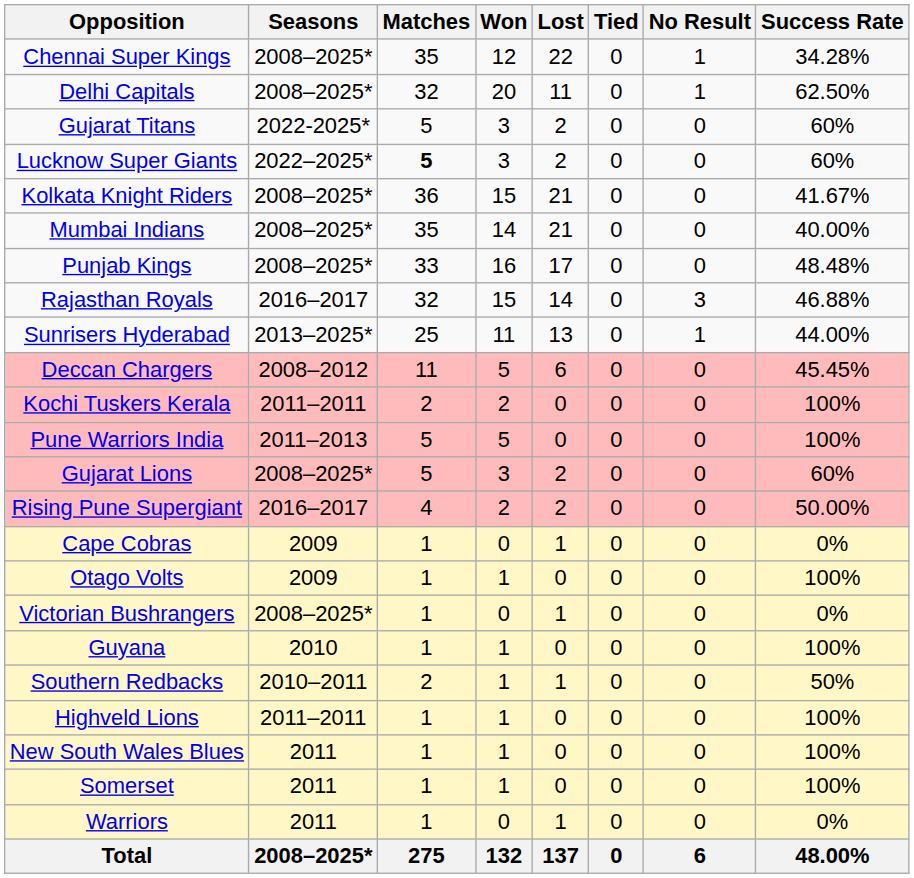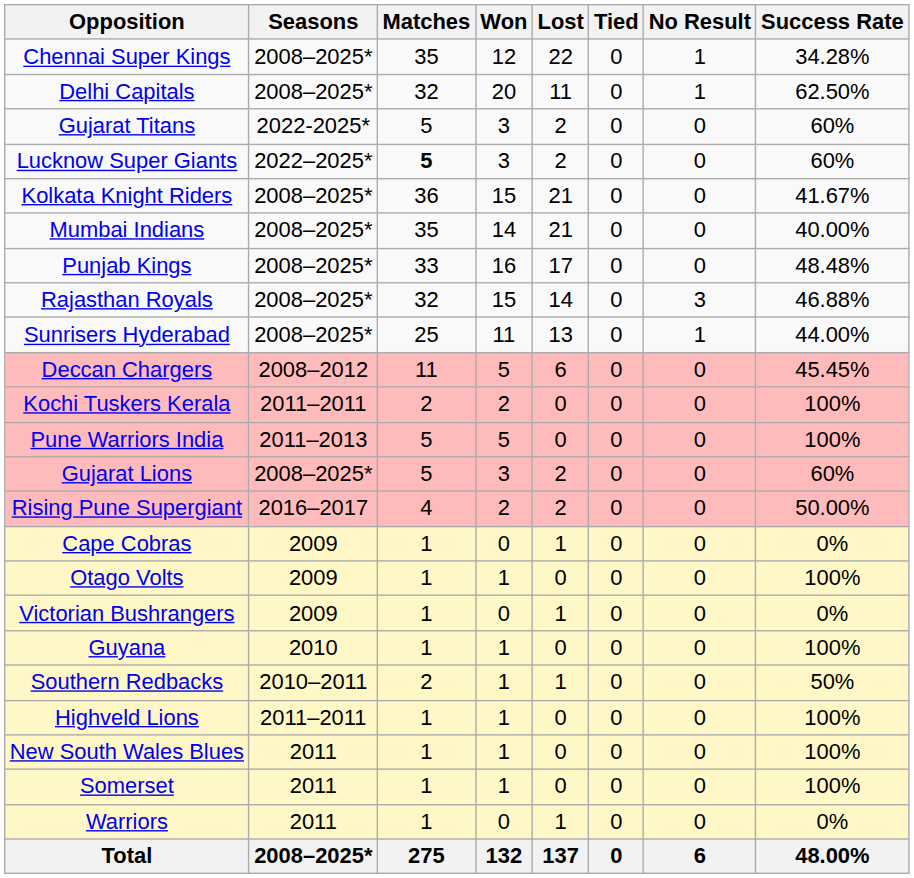(313, 299) 2016–2017 -> (313, 299) 2008–2025*
(313, 334) 2013–2025* -> (313, 334) 2008–2025*
(313, 612) 2008–2025* -> (313, 612) 2009
